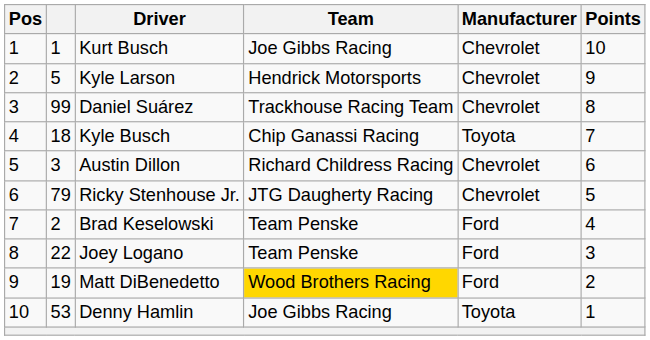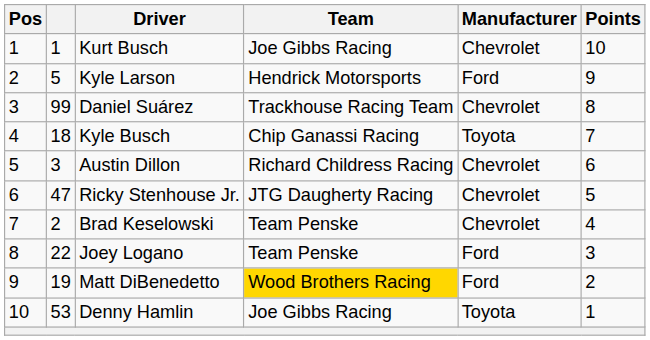(501, 77) Chevrolet -> (480, 77) Ford
(61, 194) 79 -> (61, 194) 47
(480, 223) Ford -> (501, 223) Chevrolet
